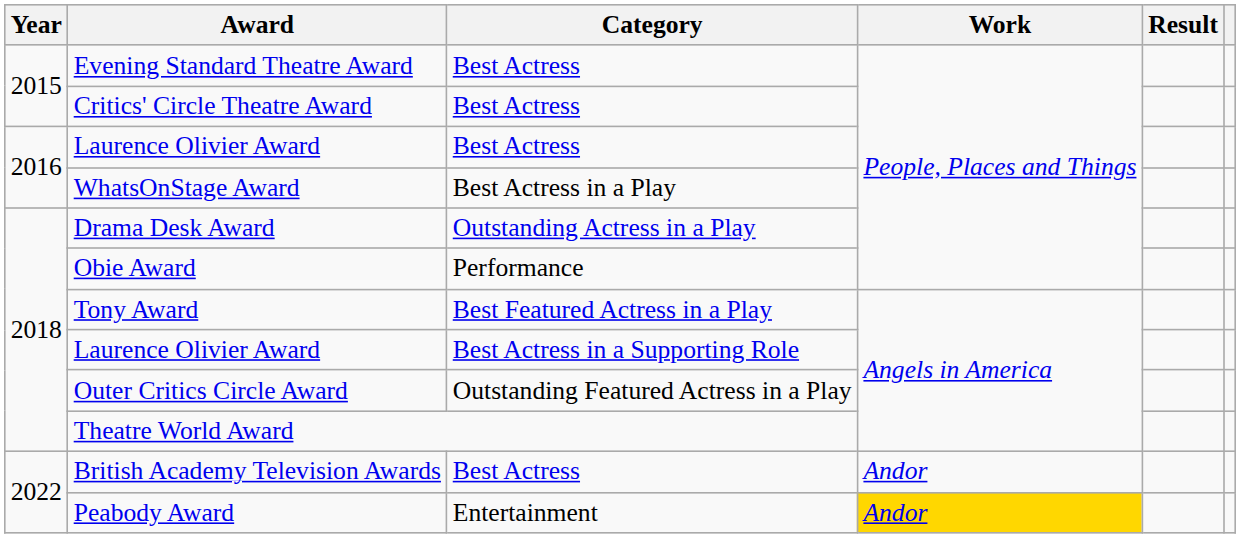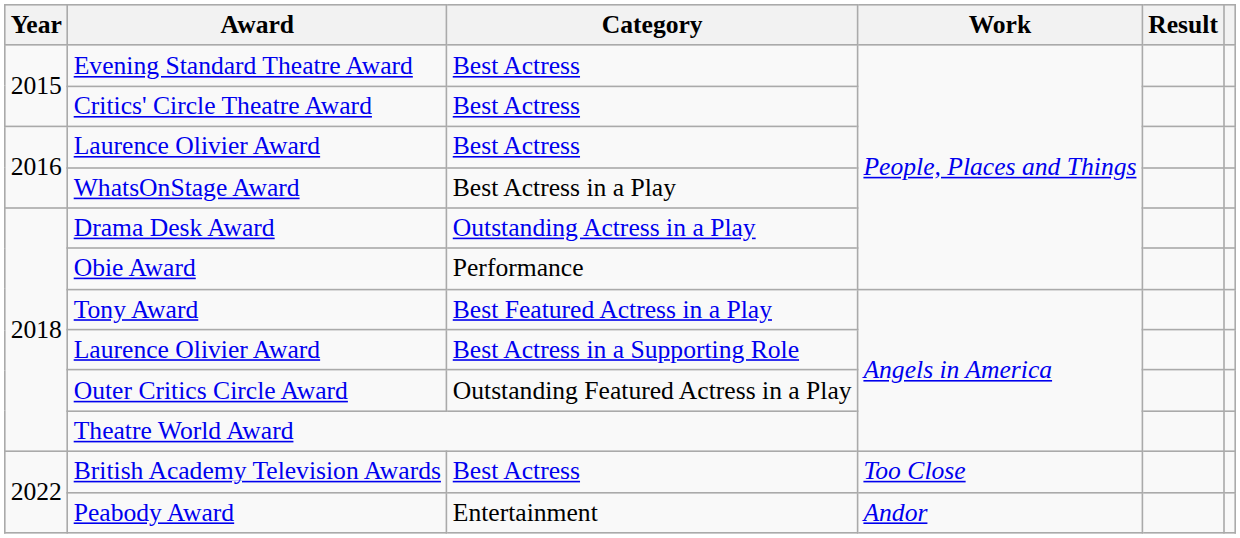(895, 471) Andor -> (915, 471) Too Close
(895, 512) gold background -> (895, 512) no background
